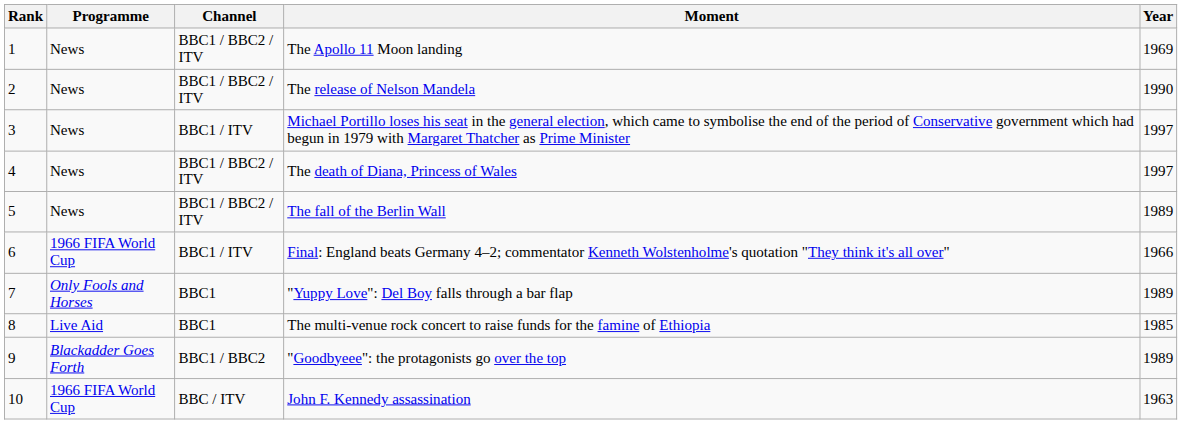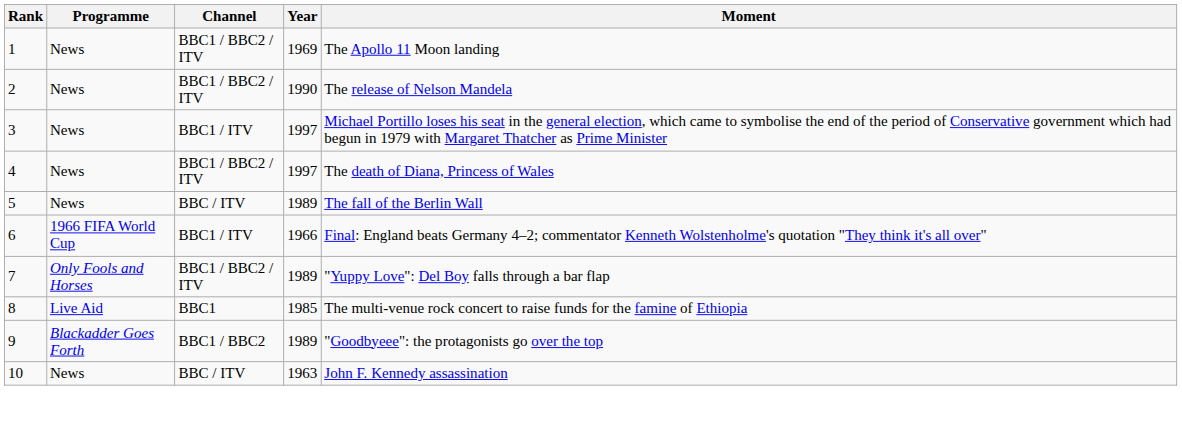columns swapped: (1158, 16) <-> (712, 16)
(226, 211) BBC1 / BBC2 / ITV -> (212, 203) BBC / ITV
(197, 293) BBC1 -> (226, 276) BBC1 / BBC2 / ITV
(103, 398) 1966 FIFA World Cup -> (67, 373) News
